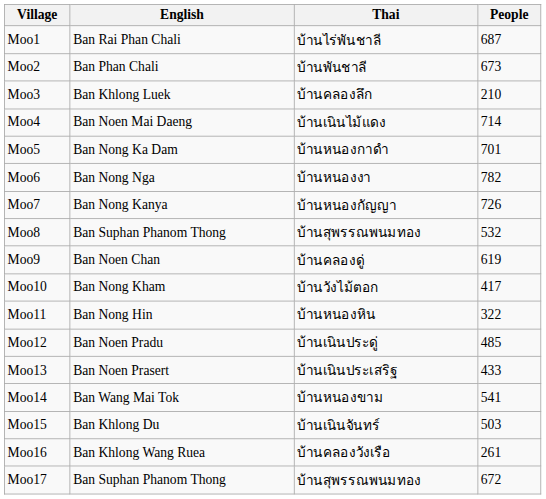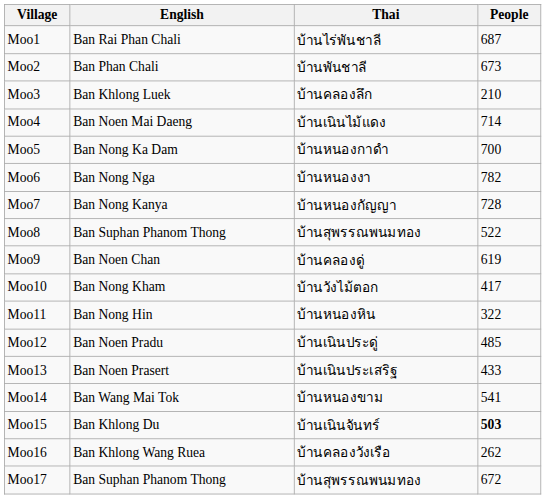(491, 149) 701 -> (491, 149) 700
(491, 204) 726 -> (491, 204) 728
(491, 232) 532 -> (491, 232) 522
(491, 425) normal -> (491, 425) bold
(491, 452) 261 -> (491, 452) 262
